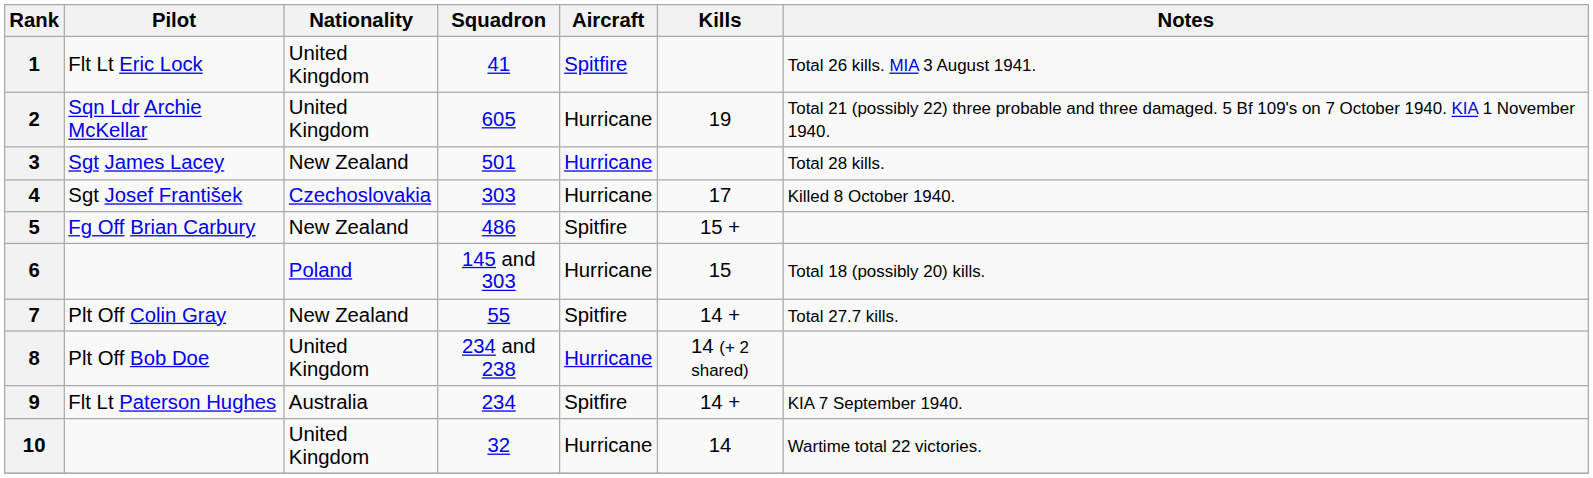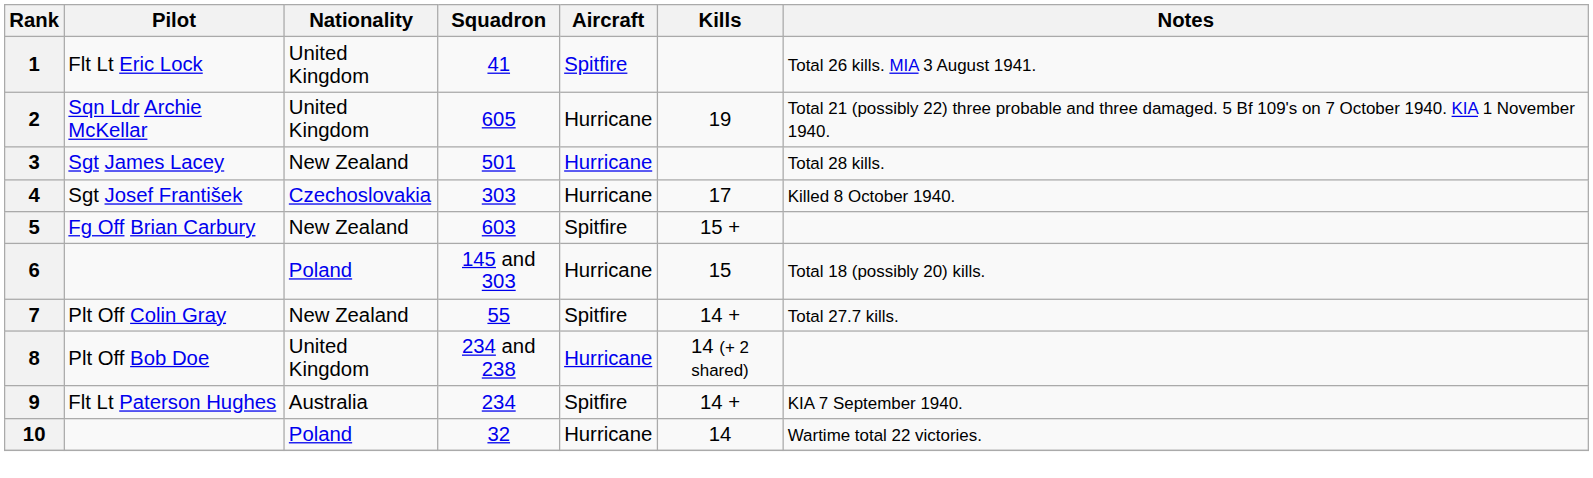(499, 227) 486 -> (499, 227) 603
(329, 445) United Kingdom -> (320, 434) Poland
